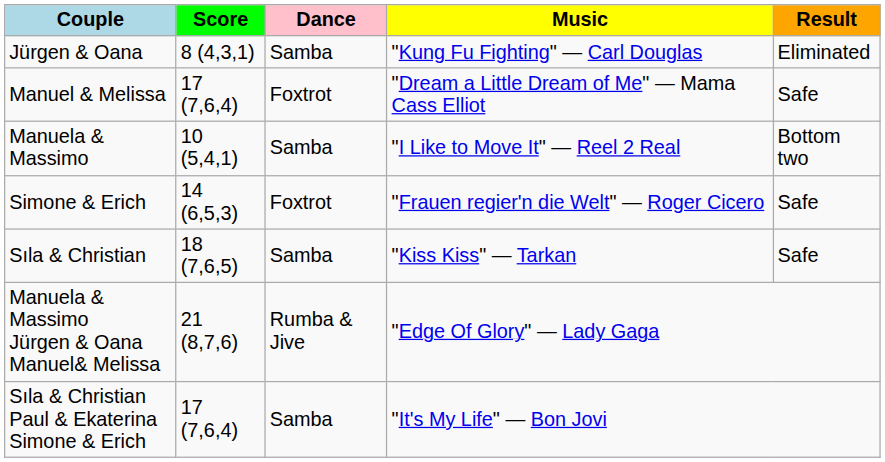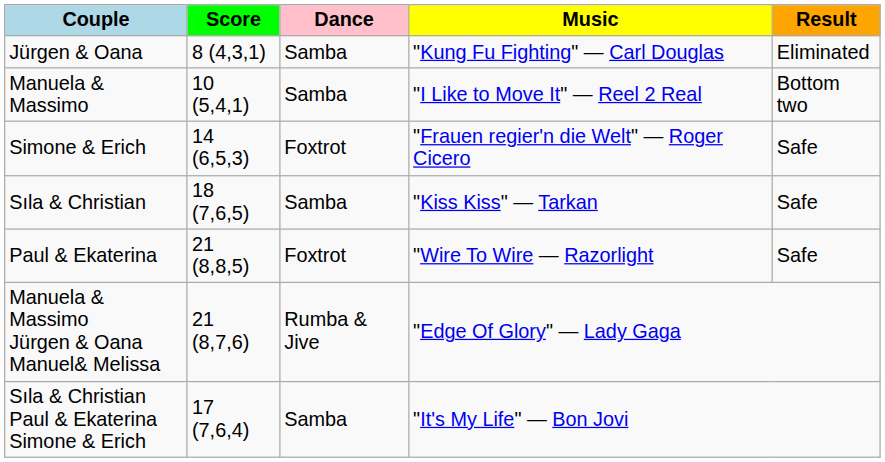- row: (87, 94)
+ row: (83, 255)
